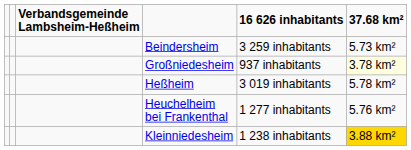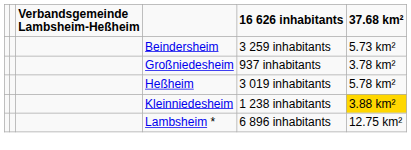(372, 65) lightyellow background -> (372, 65) no background
- row: (186, 110)
+ row: (180, 122)
